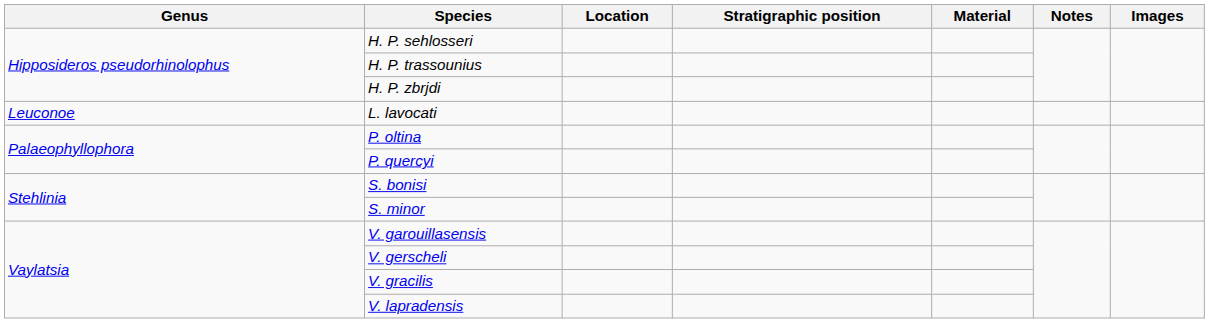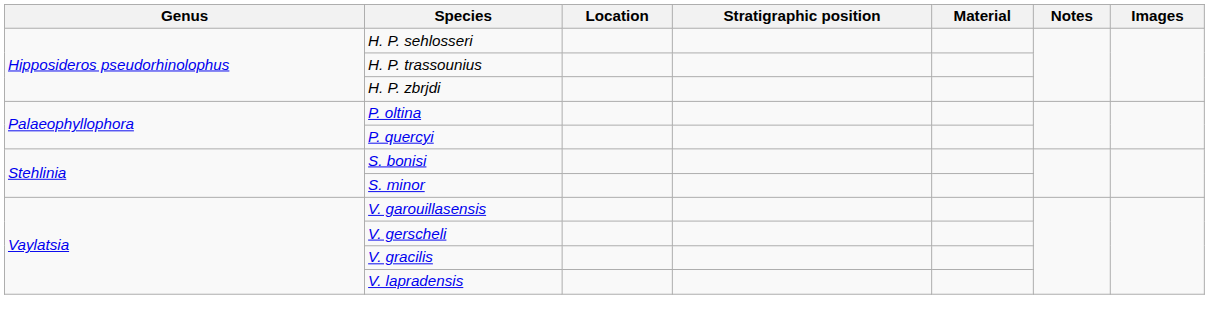- row: (402, 112)
